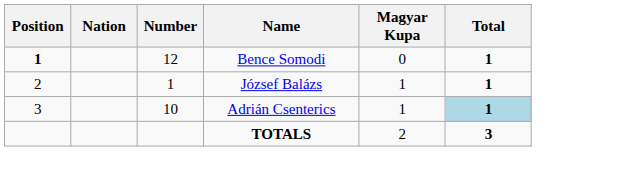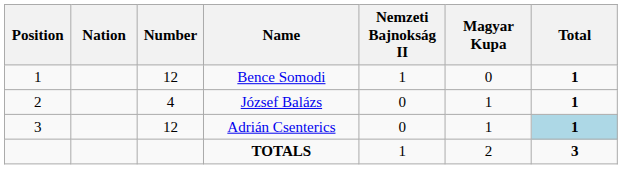+ column: (402, 34)
(38, 59) bold -> (38, 77) normal
(170, 84) 1 -> (170, 102) 4
(170, 109) 10 -> (170, 127) 12
